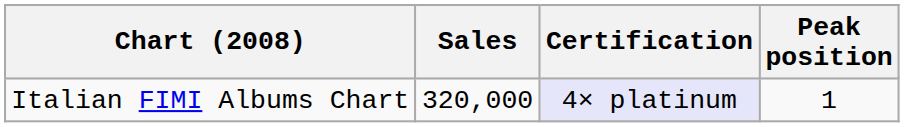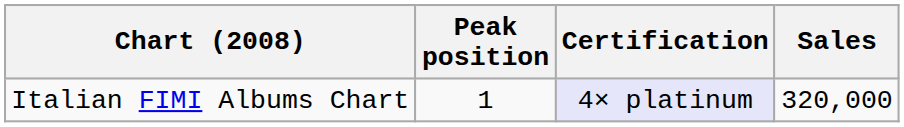columns swapped: (829, 42) <-> (478, 42)
